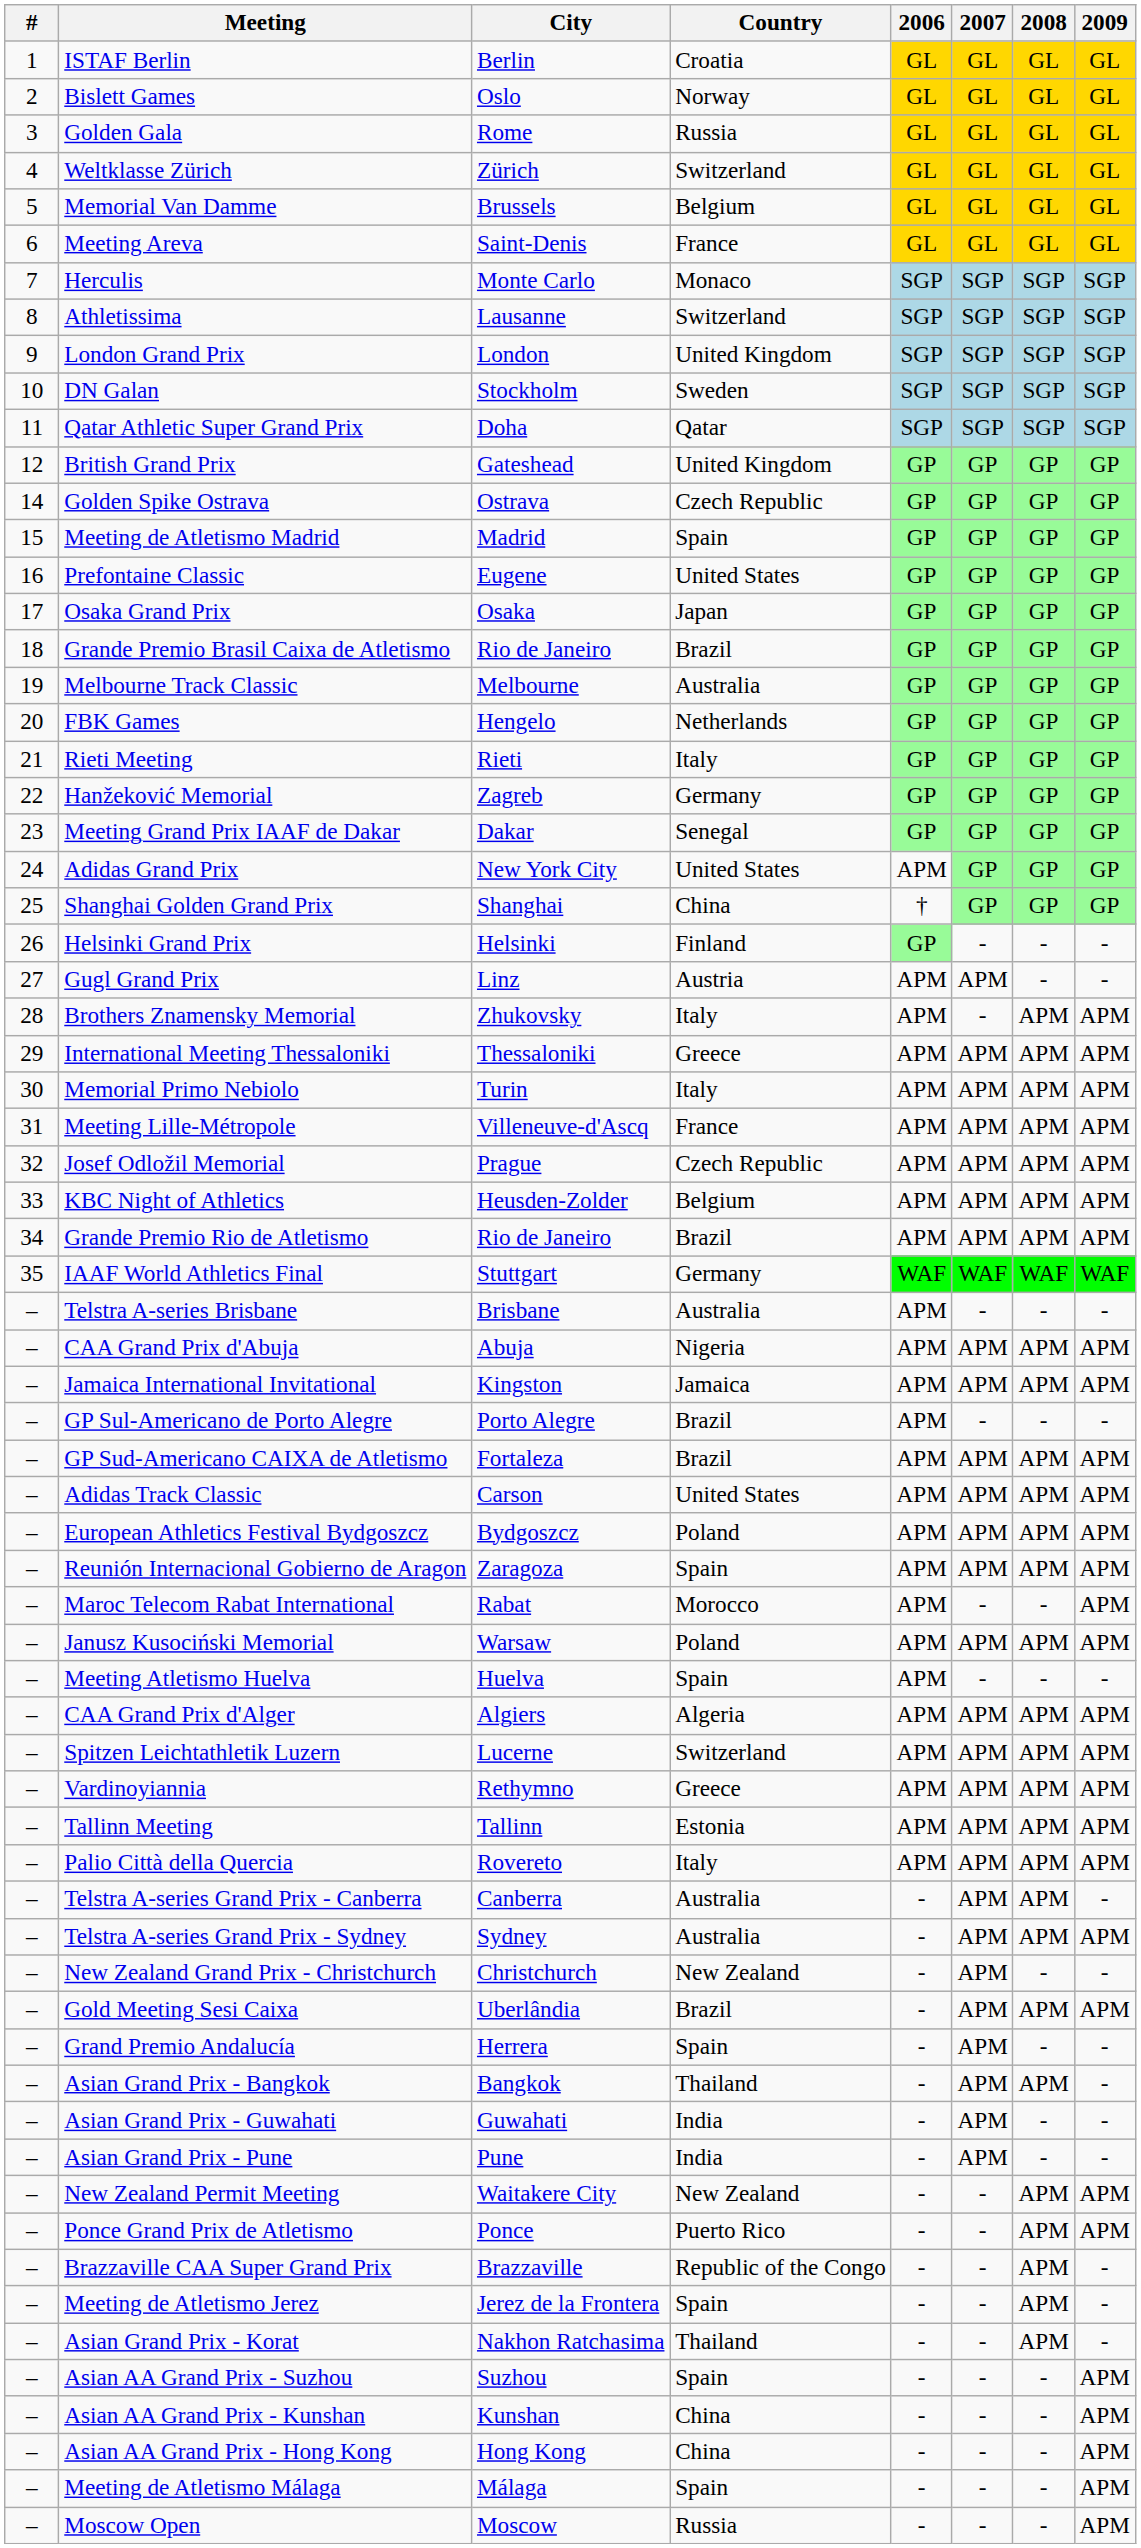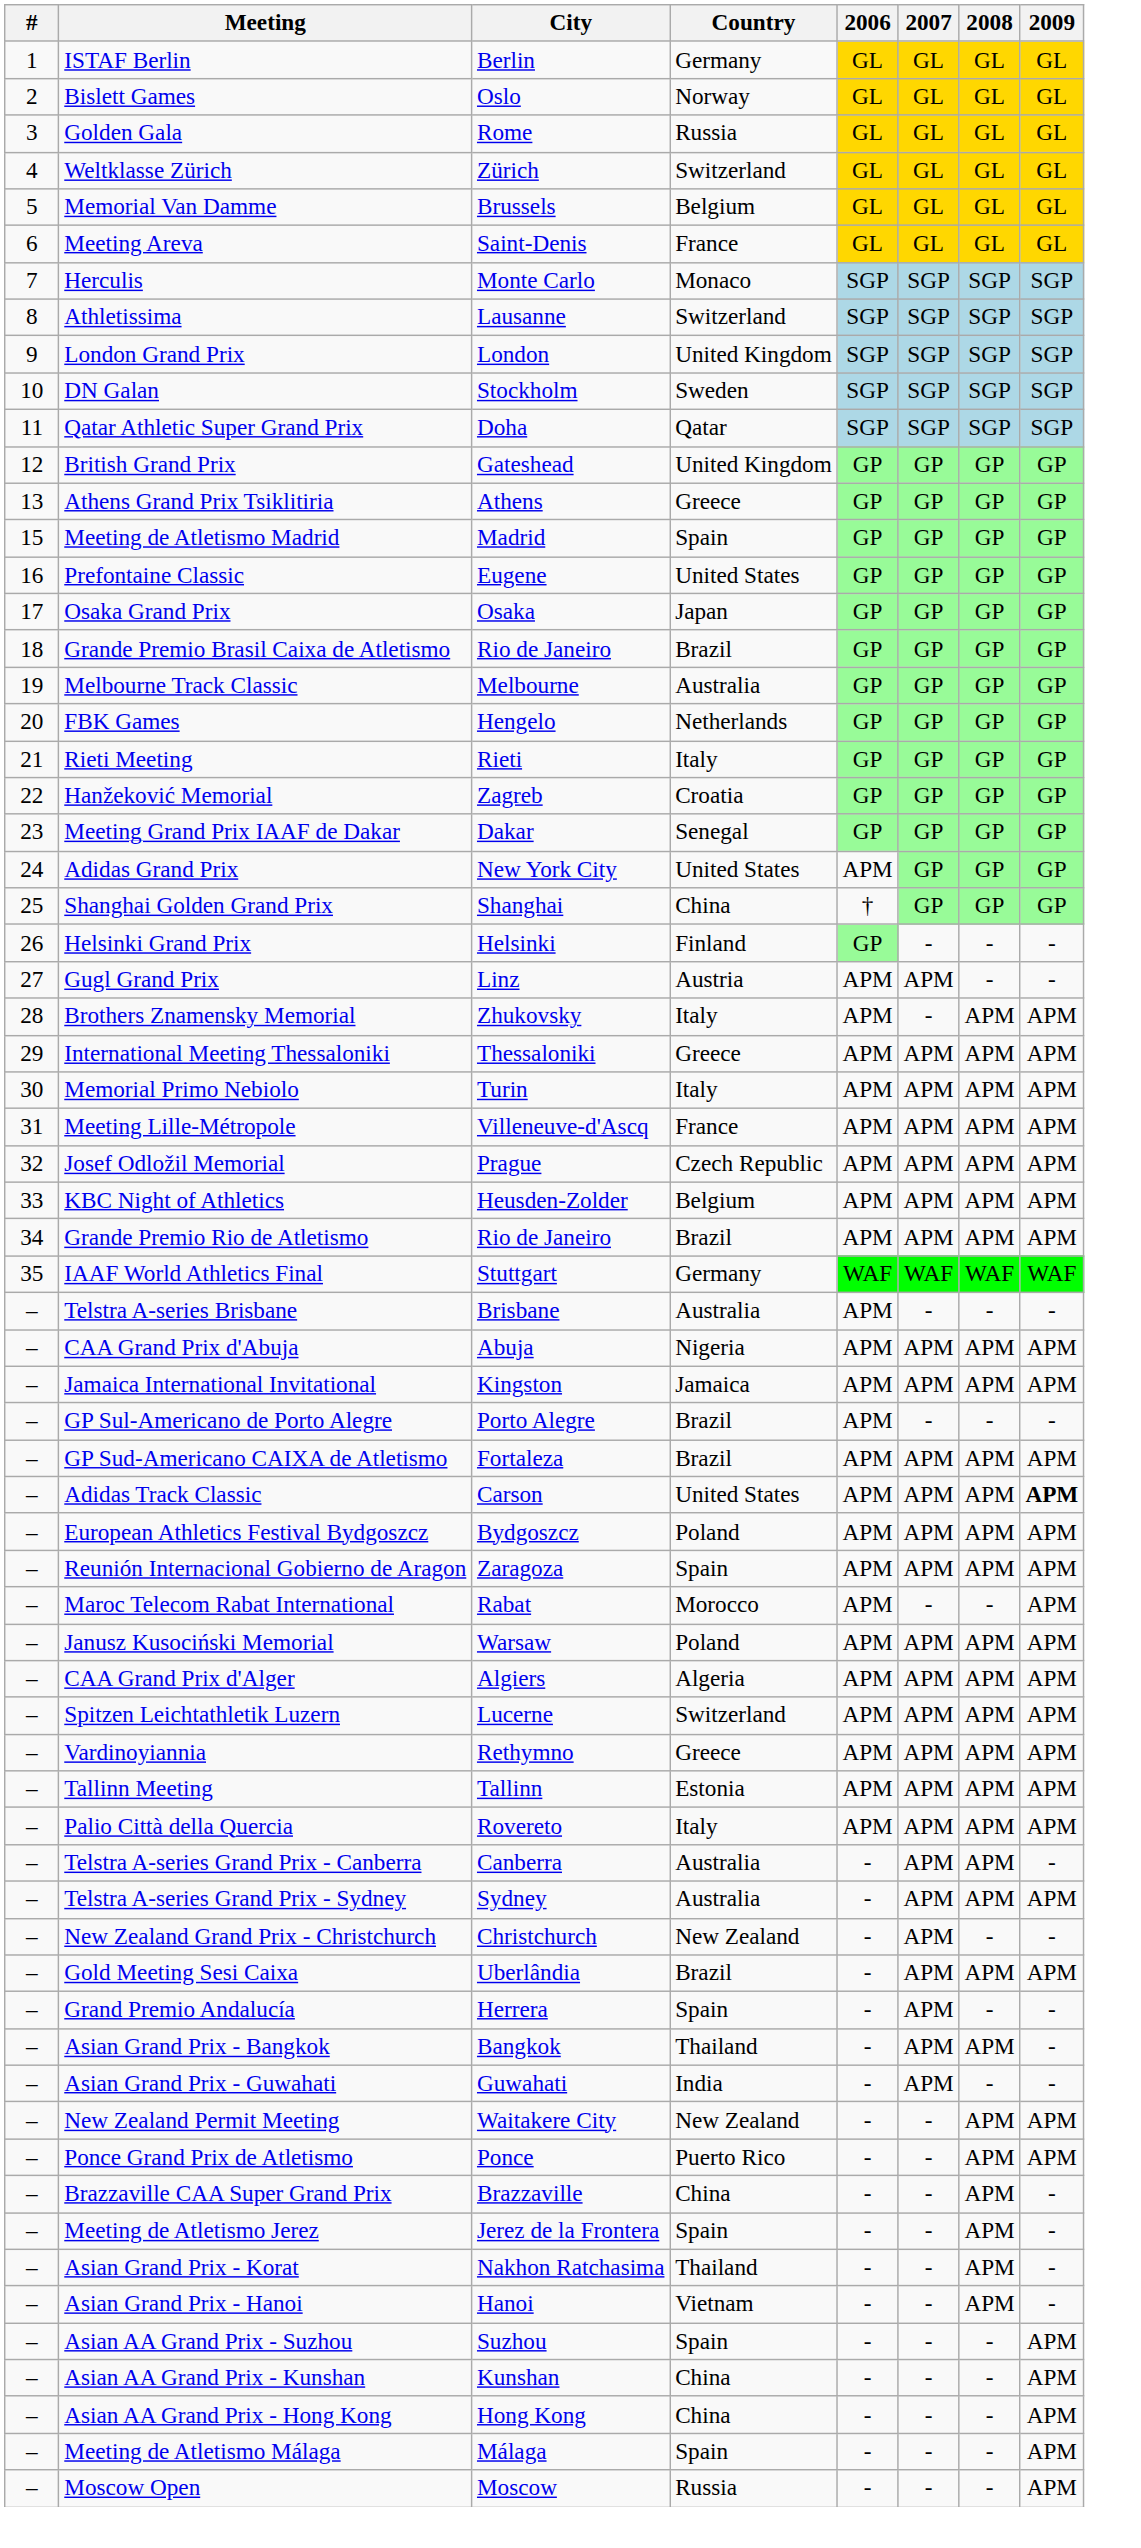(709, 59) Croatia -> (718, 59) Germany
+ row: (199, 501)
- row: (167, 501)
(718, 795) Germany -> (709, 795) Croatia
(1105, 1494) normal -> (1052, 1494) bold
- row: (187, 1678)
- row: (178, 2156)
(780, 2267) Republic of the Congo -> (703, 2193) China
+ row: (183, 2304)
